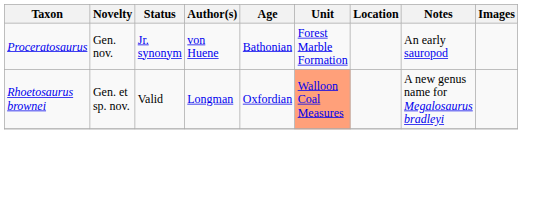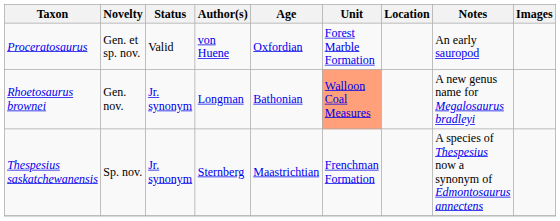(104, 46) Gen. nov. -> (122, 46) Gen. et sp. nov.
(160, 46) Jr. synonym -> (161, 46) Valid
(267, 46) Bathonian -> (278, 46) Oxfordian
(111, 99) Gen. et sp. nov. -> (115, 99) Gen. nov.
(150, 99) Valid -> (170, 99) Jr. synonym
(267, 99) Oxfordian -> (278, 99) Bathonian
+ row: (52, 172)
